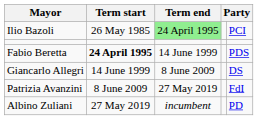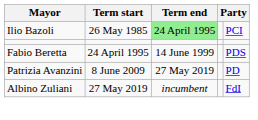(121, 53) bold -> (118, 53) normal
- row: (45, 70)
(237, 88) FdI -> (233, 70) PD
(236, 105) PD -> (233, 88) FdI
